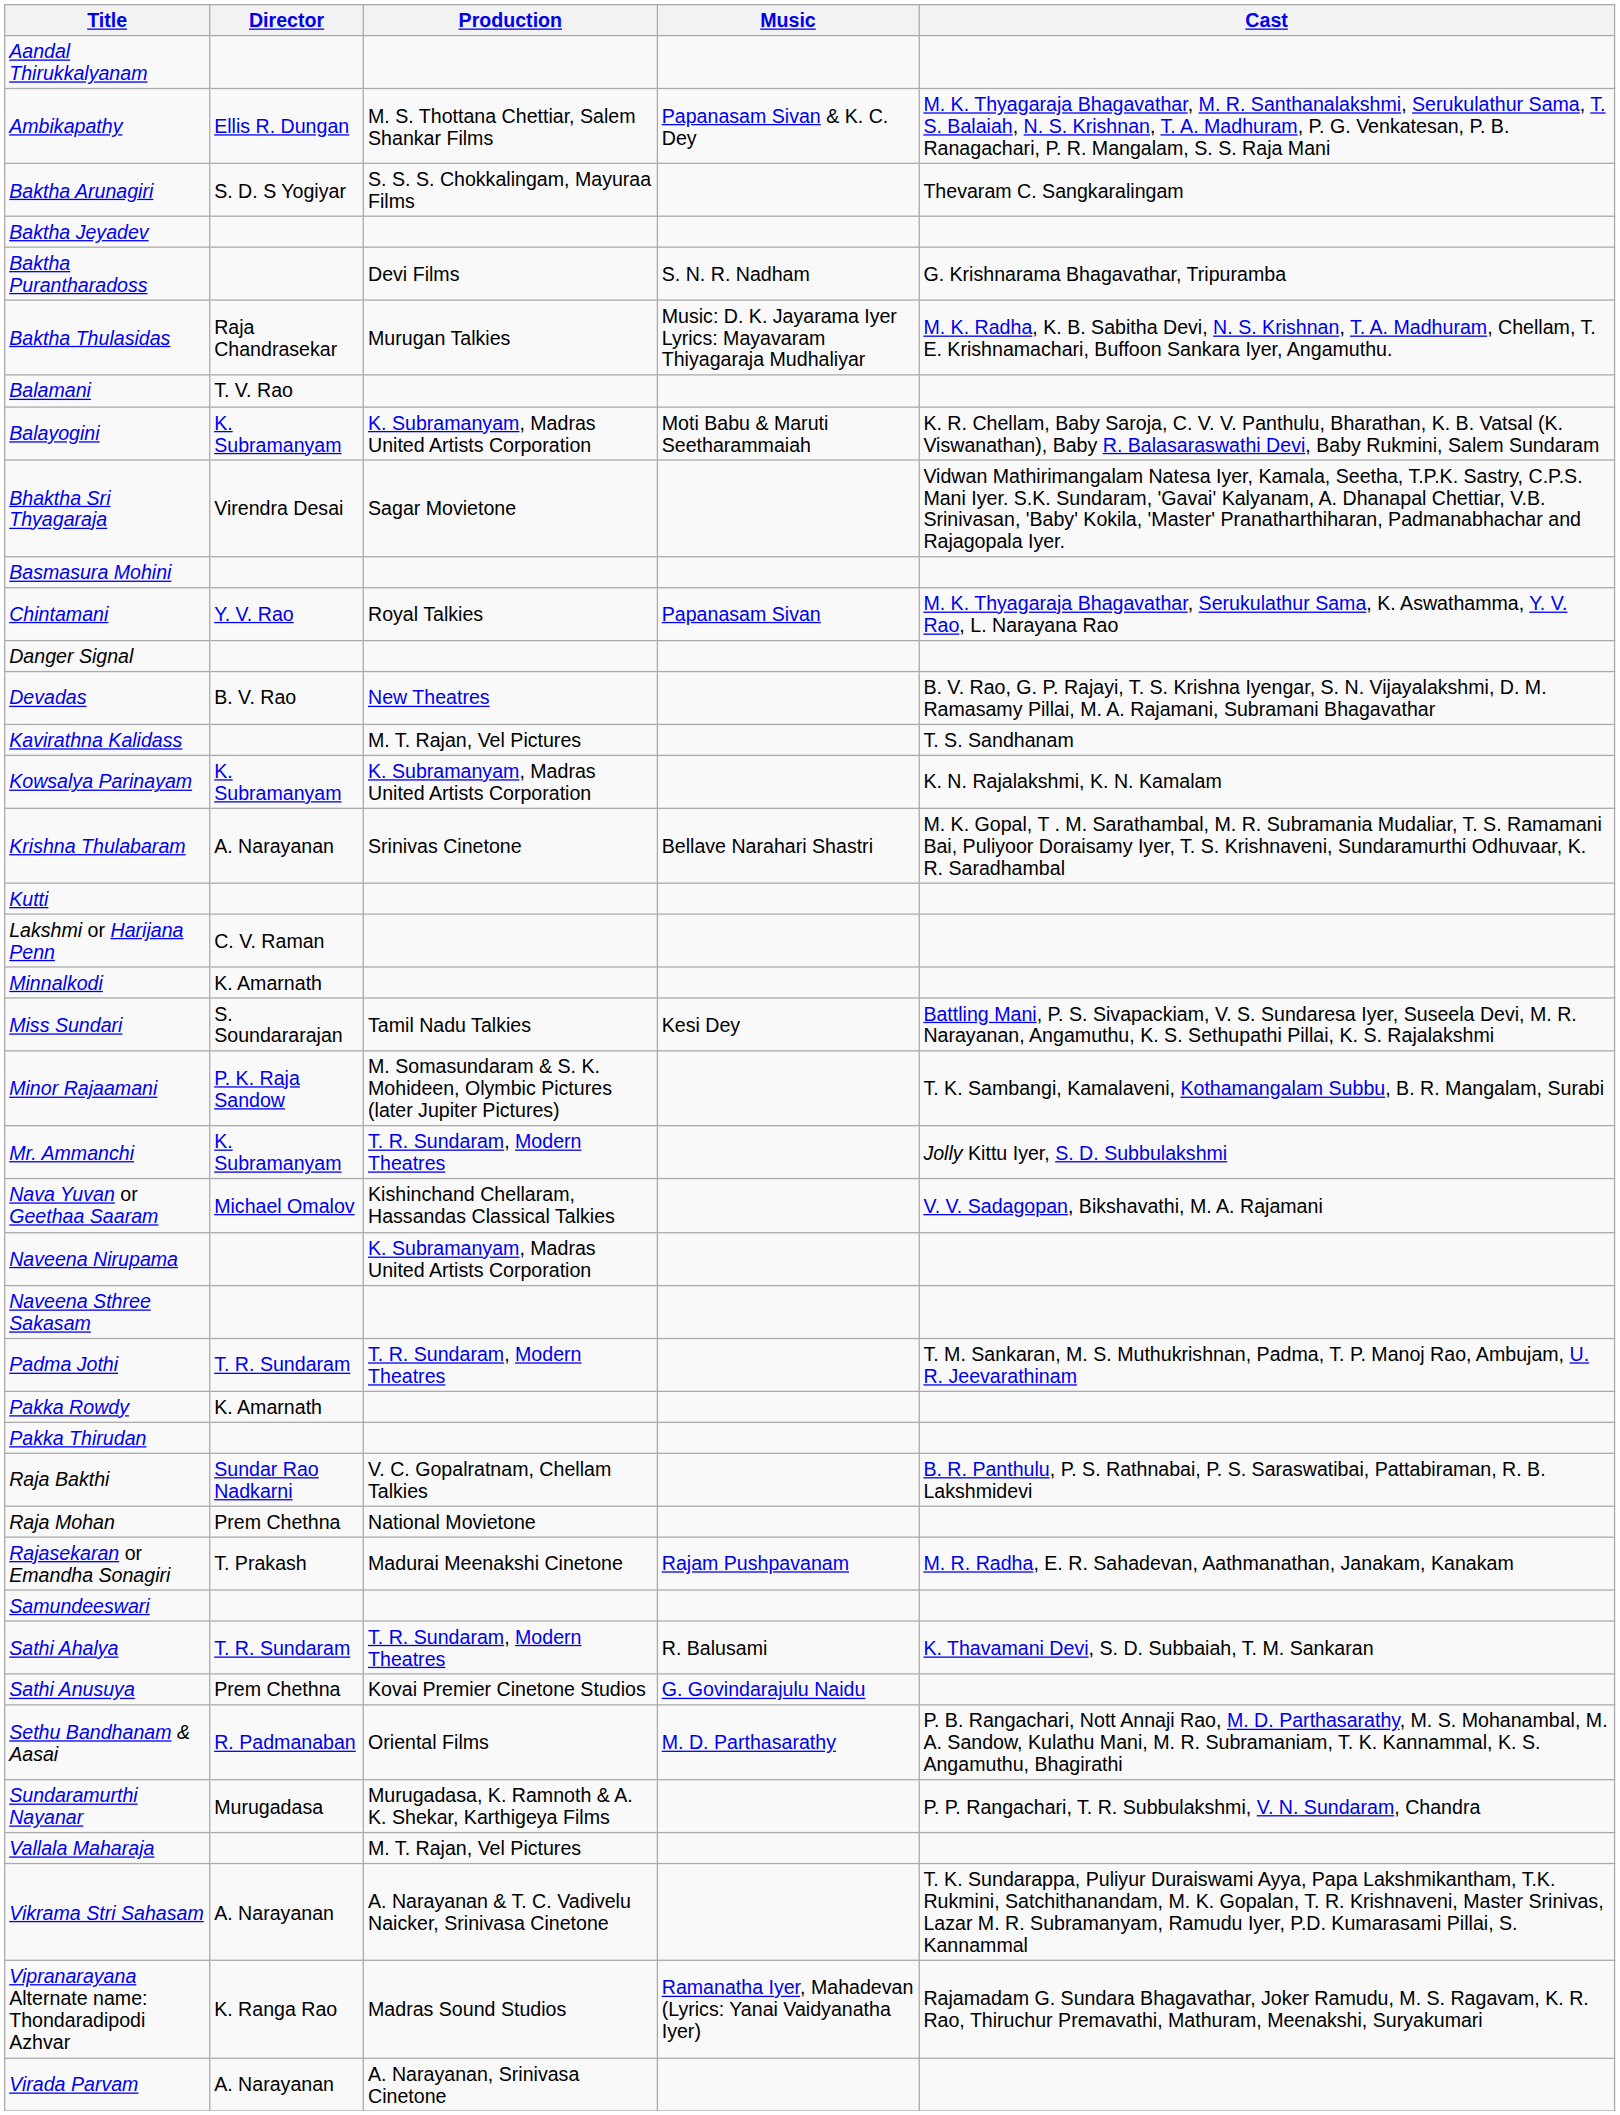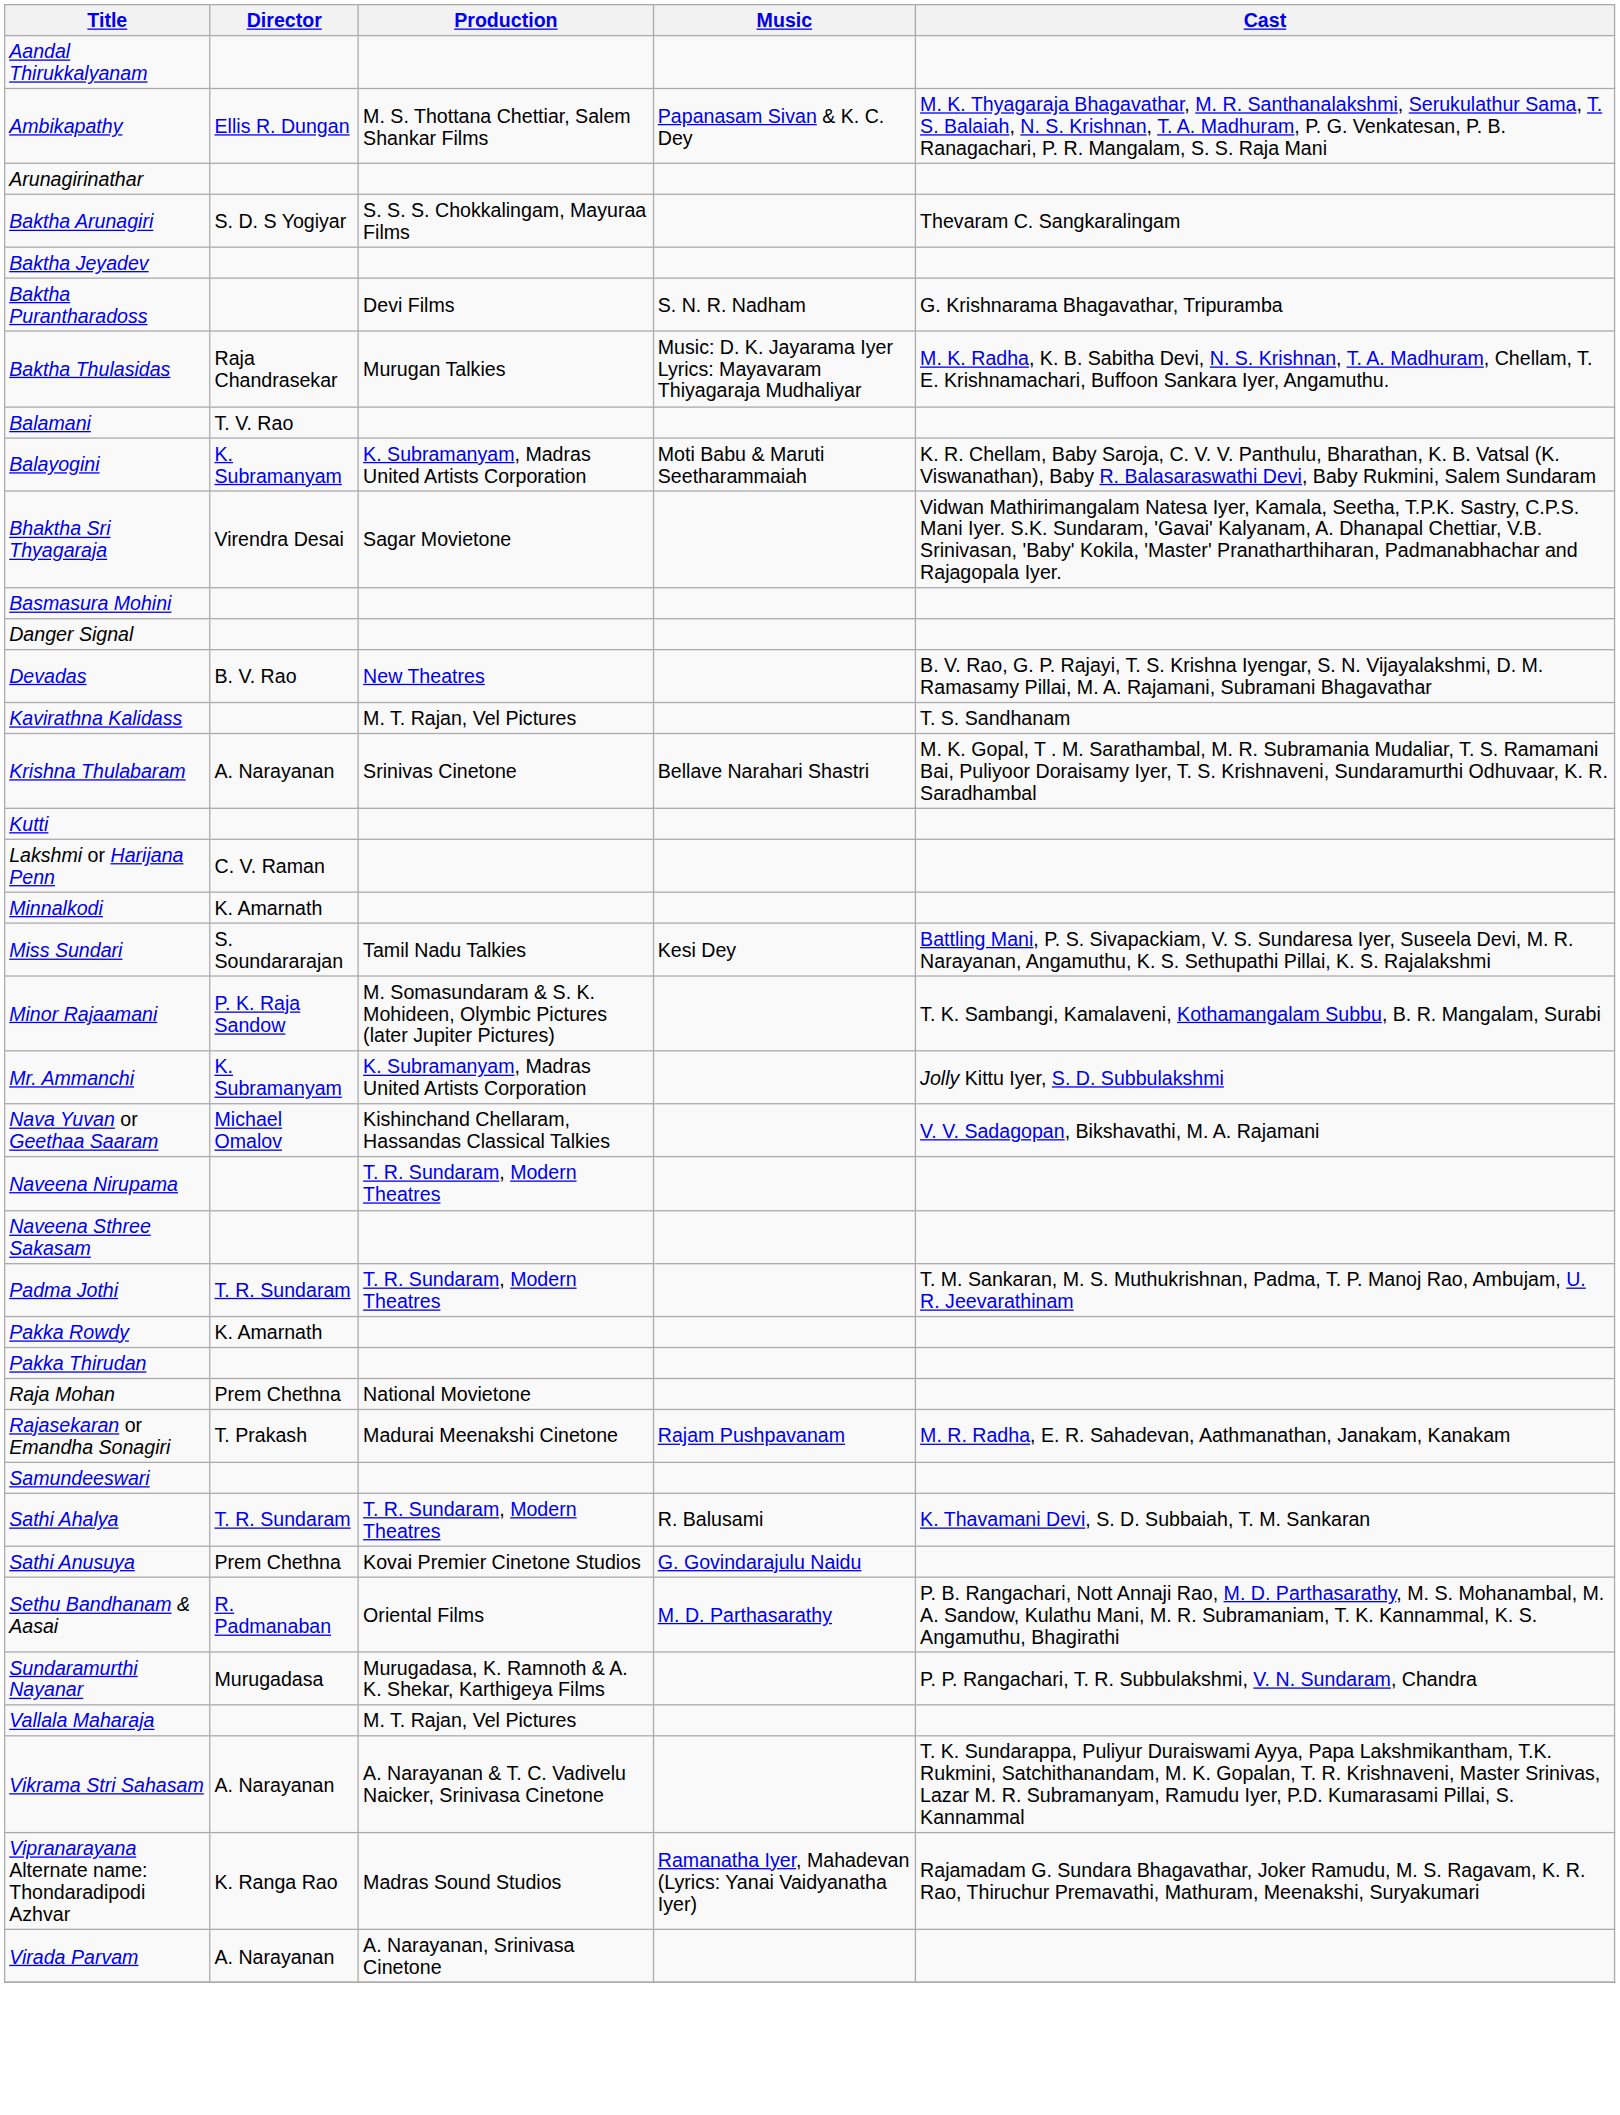+ row: (76, 179)
- row: (59, 614)
- row: (101, 782)
(475, 1153) T. R. Sundaram, Modern Theatres -> (477, 1078) K. Subramanyam, Madras United Artists Corporation
(482, 1259) K. Subramanyam, Madras United Artists Corporation -> (470, 1184) T. R. Sundaram, Modern Theatres
- row: (59, 1480)
